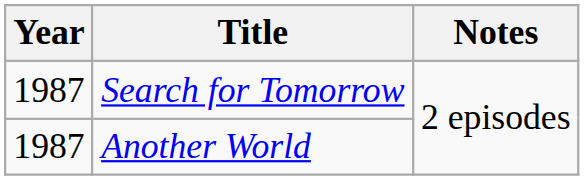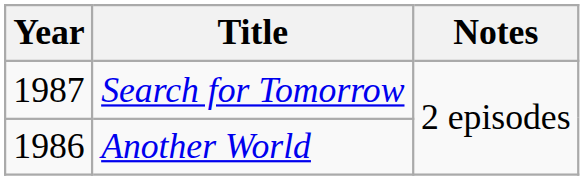(49, 145) 1987 -> (49, 145) 1986
